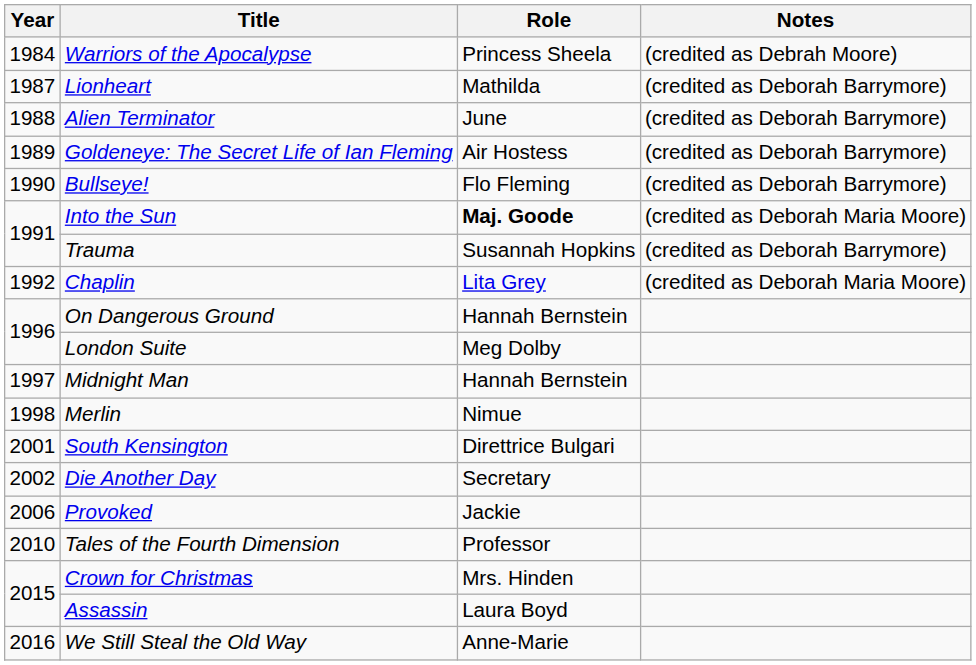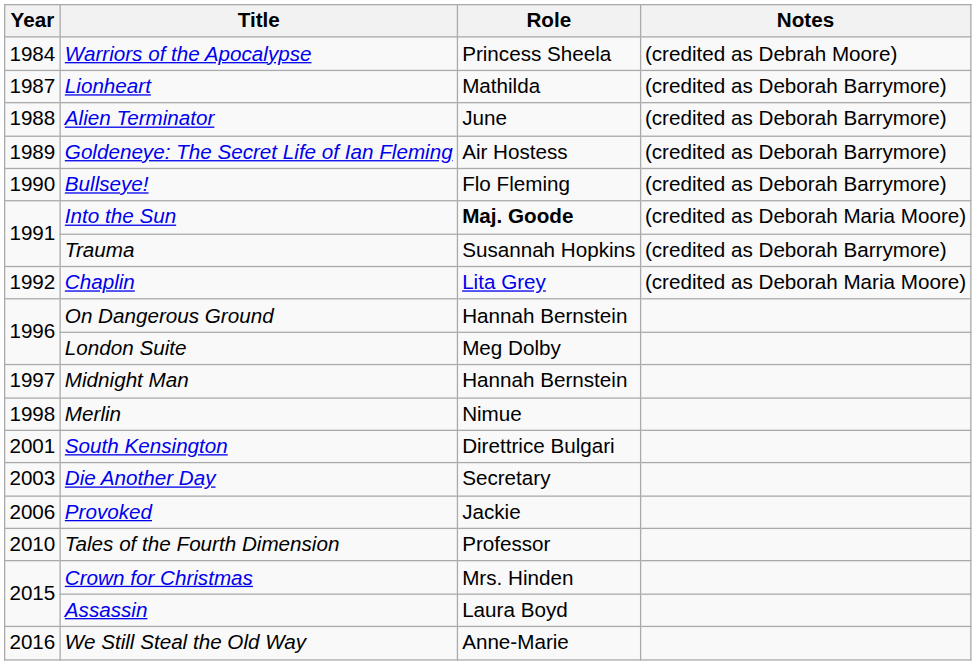(32, 479) 2002 -> (32, 479) 2003
